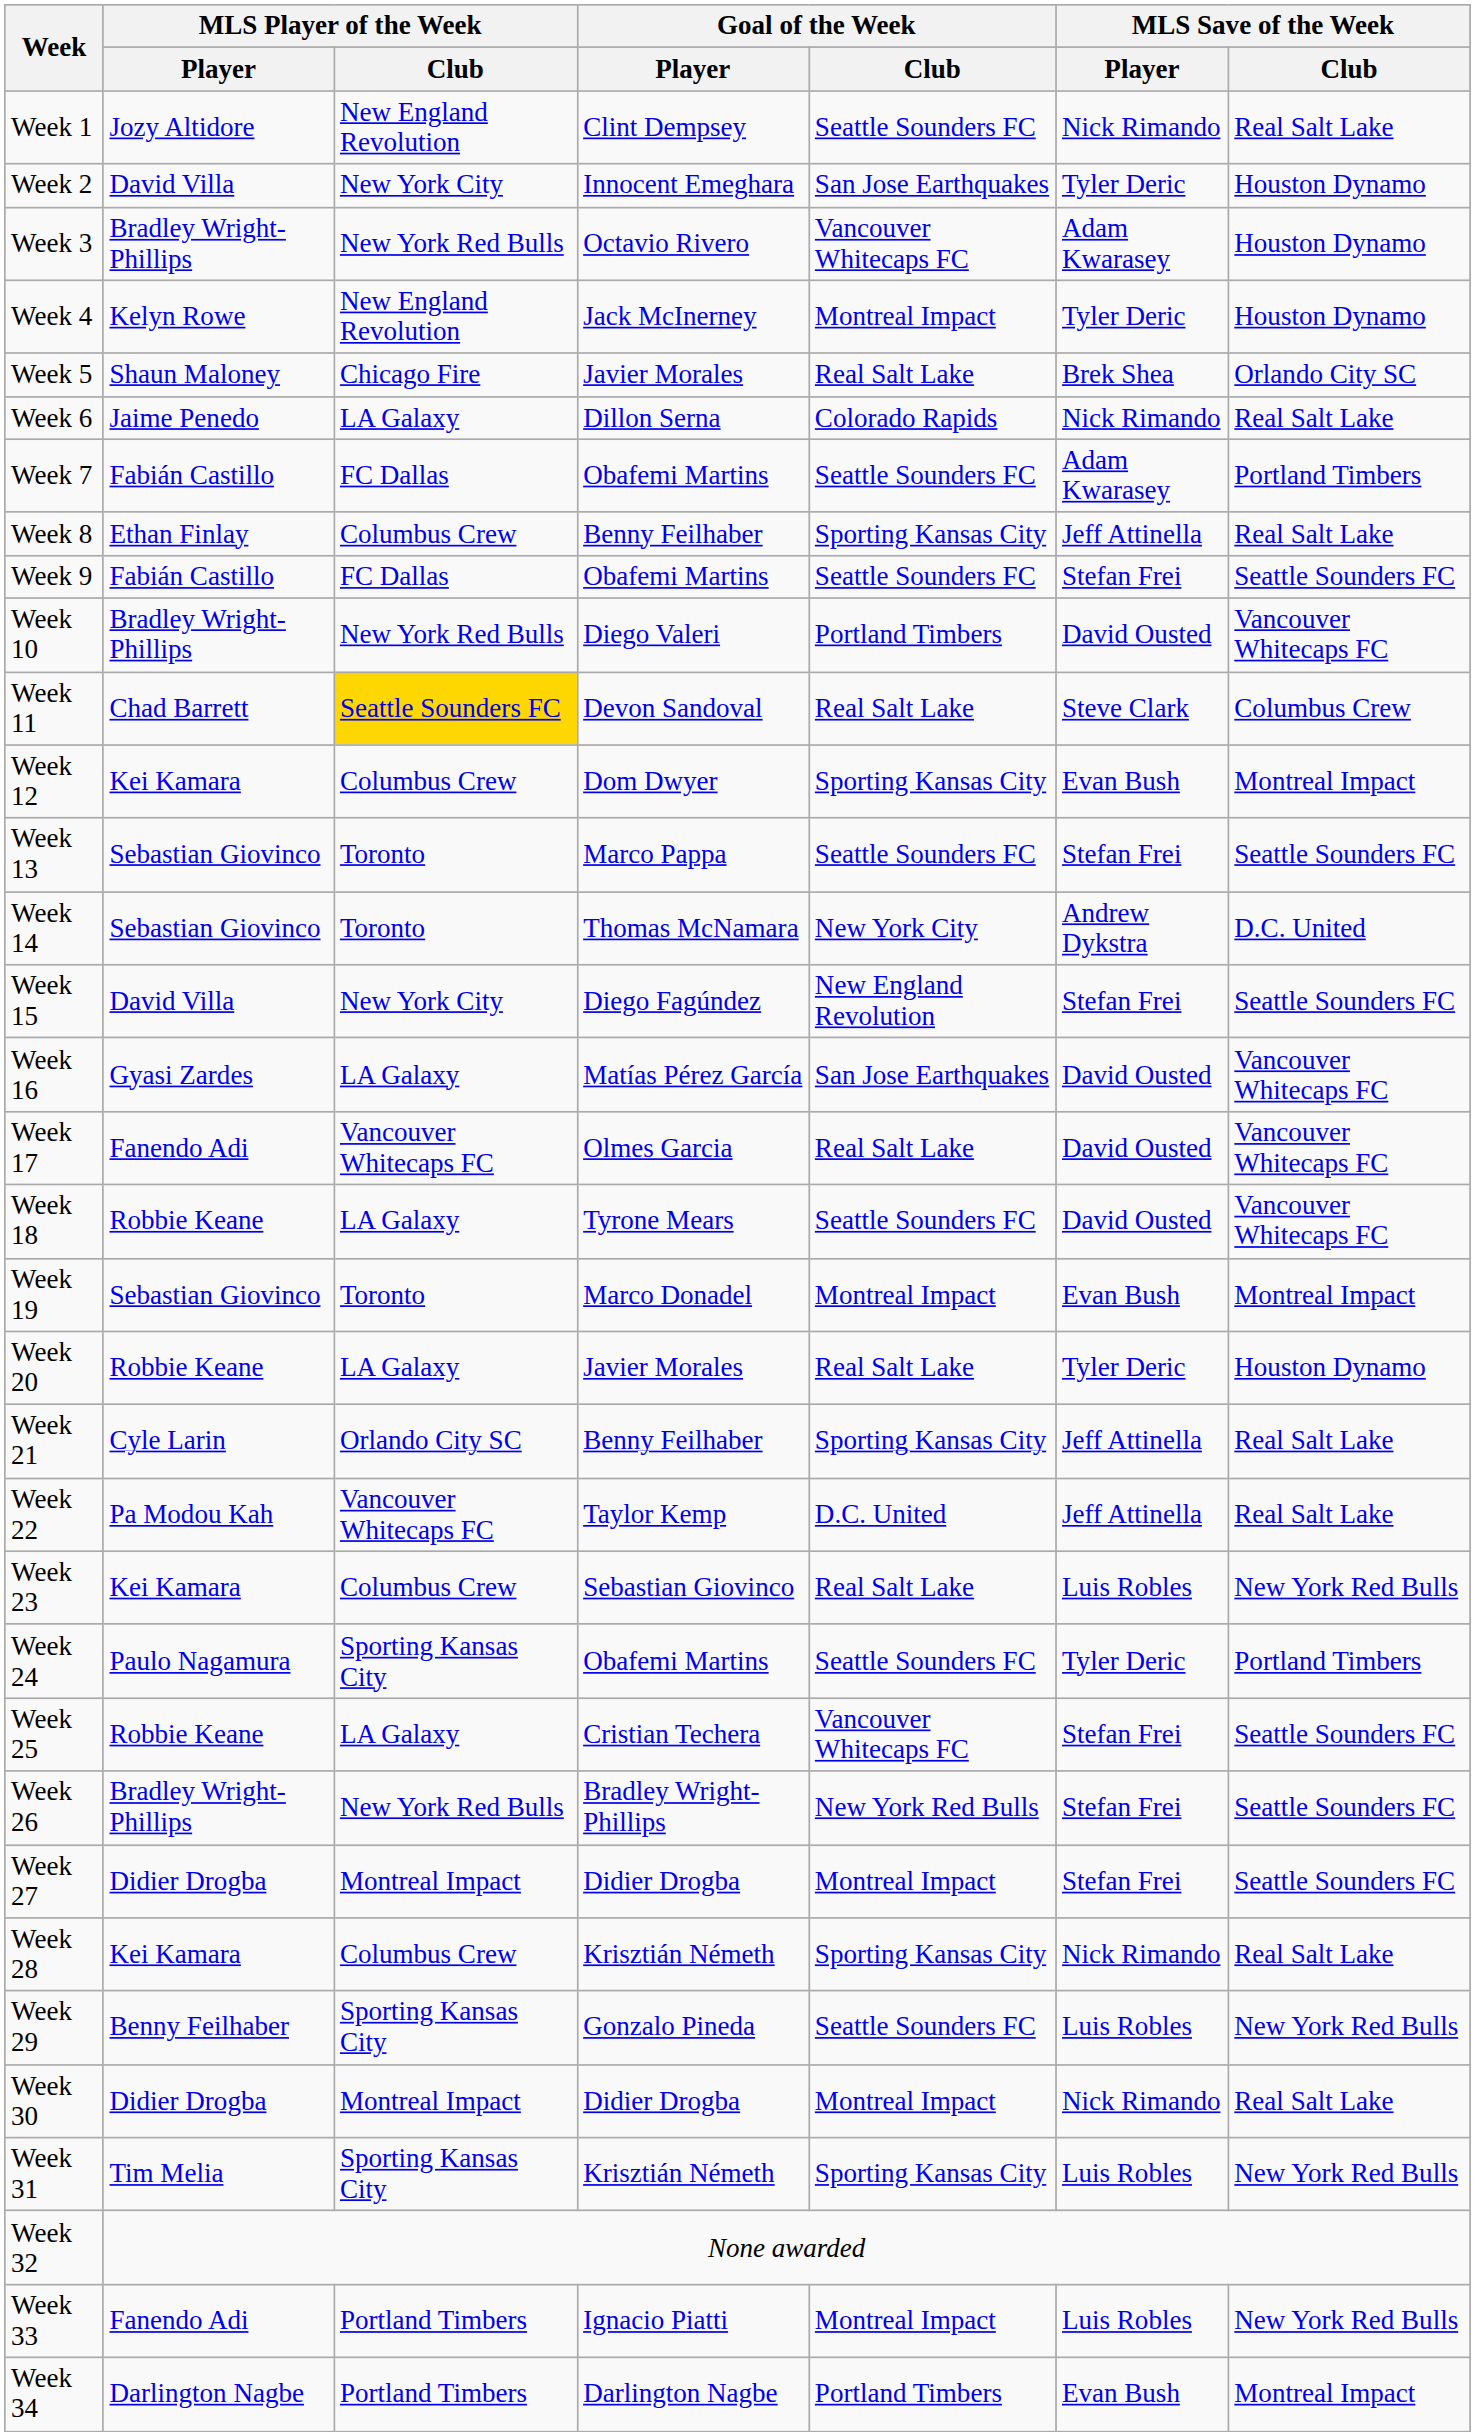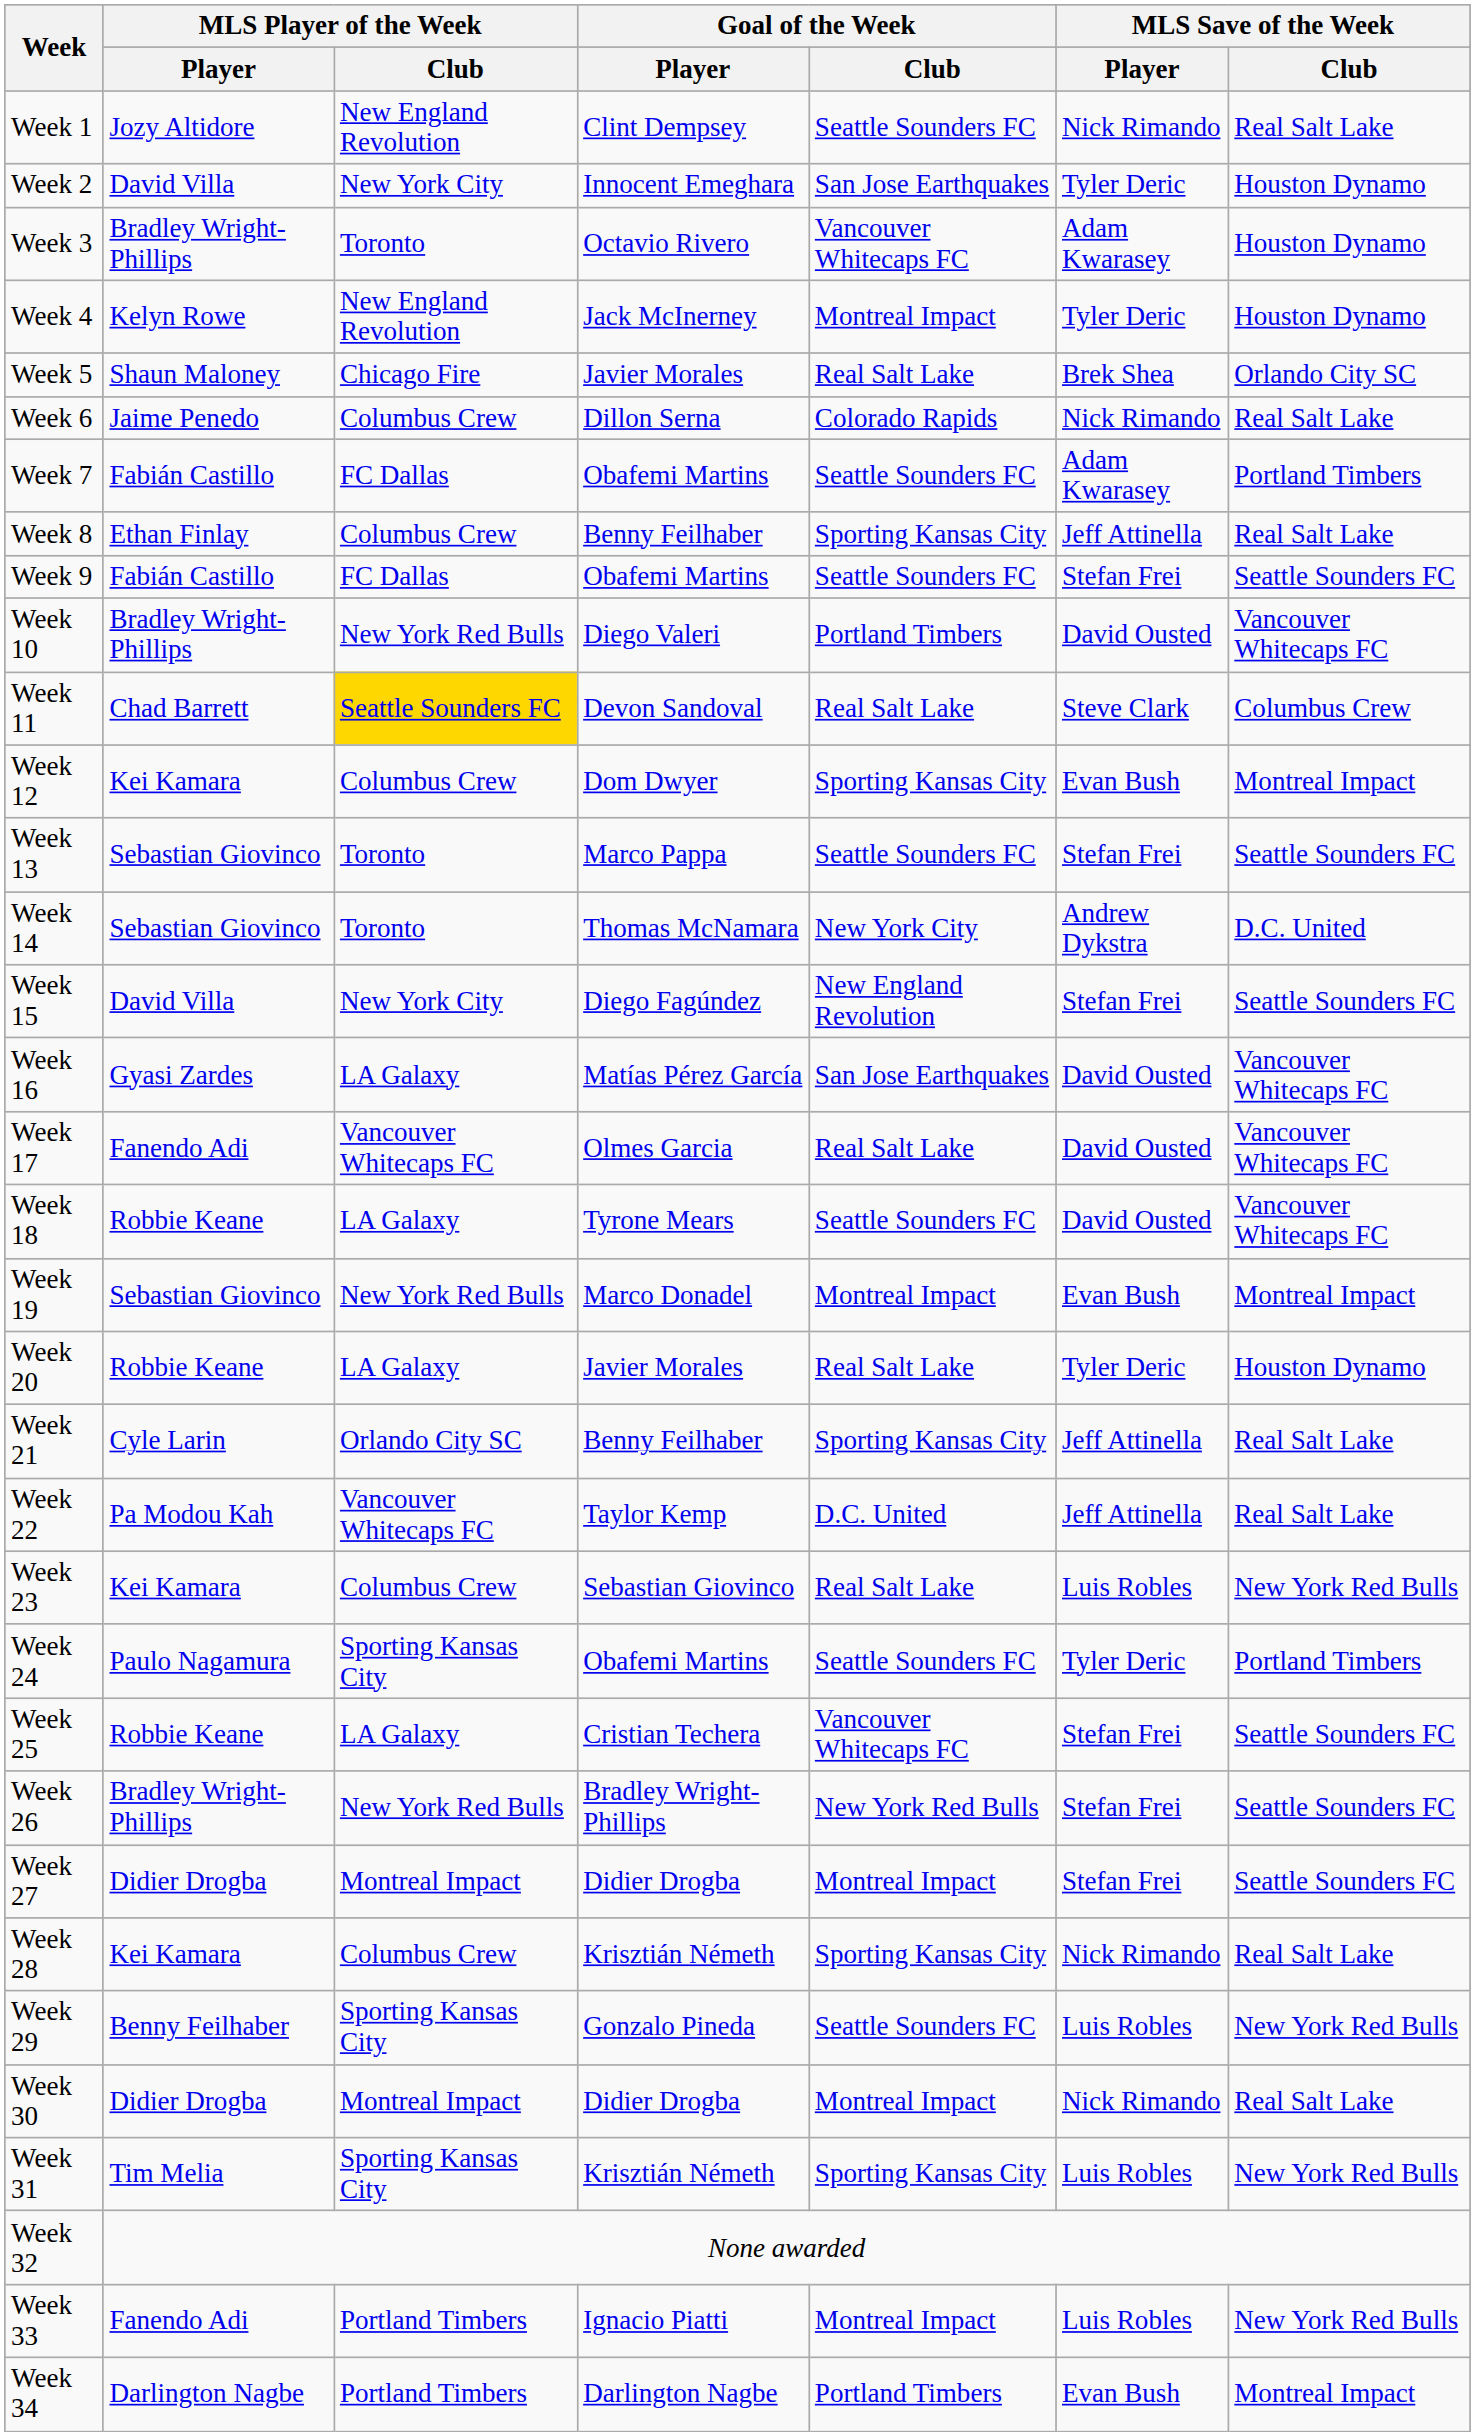(452, 243) New York Red Bulls -> (383, 243) Toronto
(400, 417) LA Galaxy -> (428, 417) Columbus Crew
(383, 1294) Toronto -> (452, 1294) New York Red Bulls
